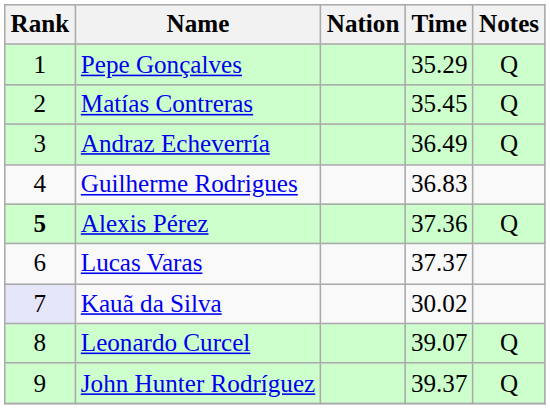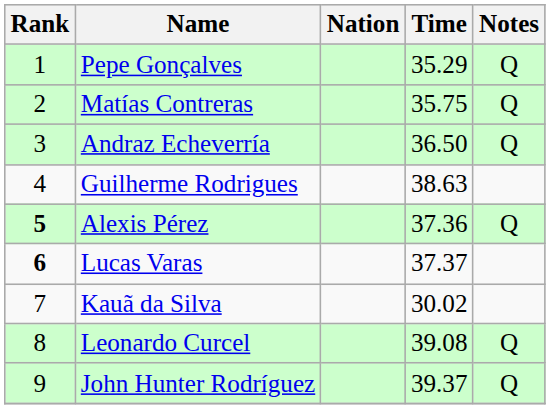(439, 104) 35.45 -> (439, 104) 35.75
(439, 143) 36.49 -> (439, 143) 36.50
(439, 183) 36.83 -> (439, 183) 38.63
(40, 263) normal -> (40, 263) bold
(40, 303) lavender background -> (40, 303) no background
(439, 343) 39.07 -> (439, 343) 39.08
